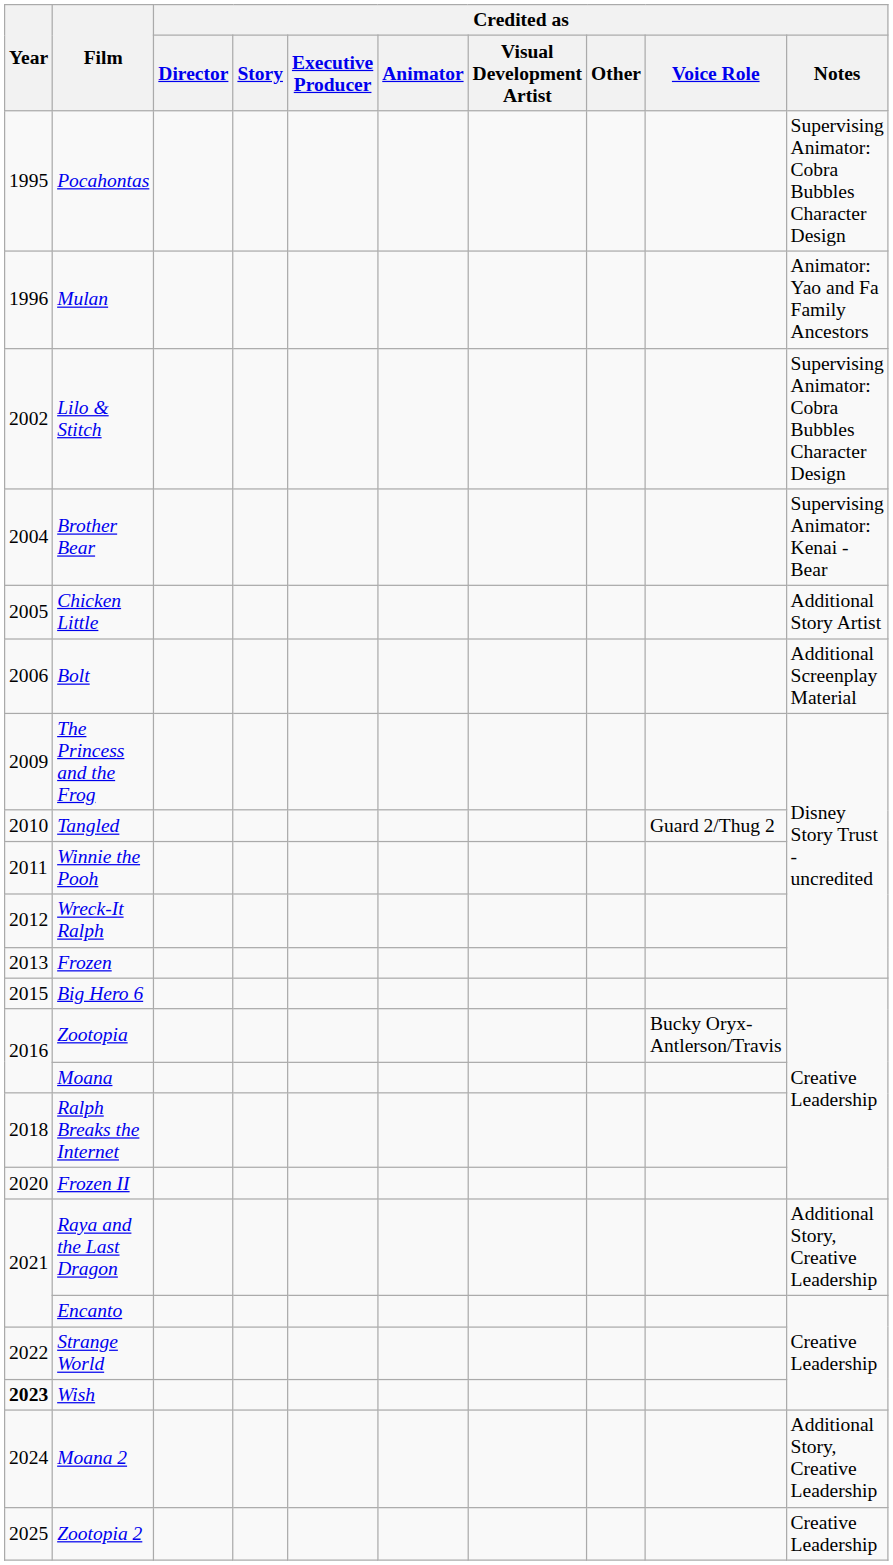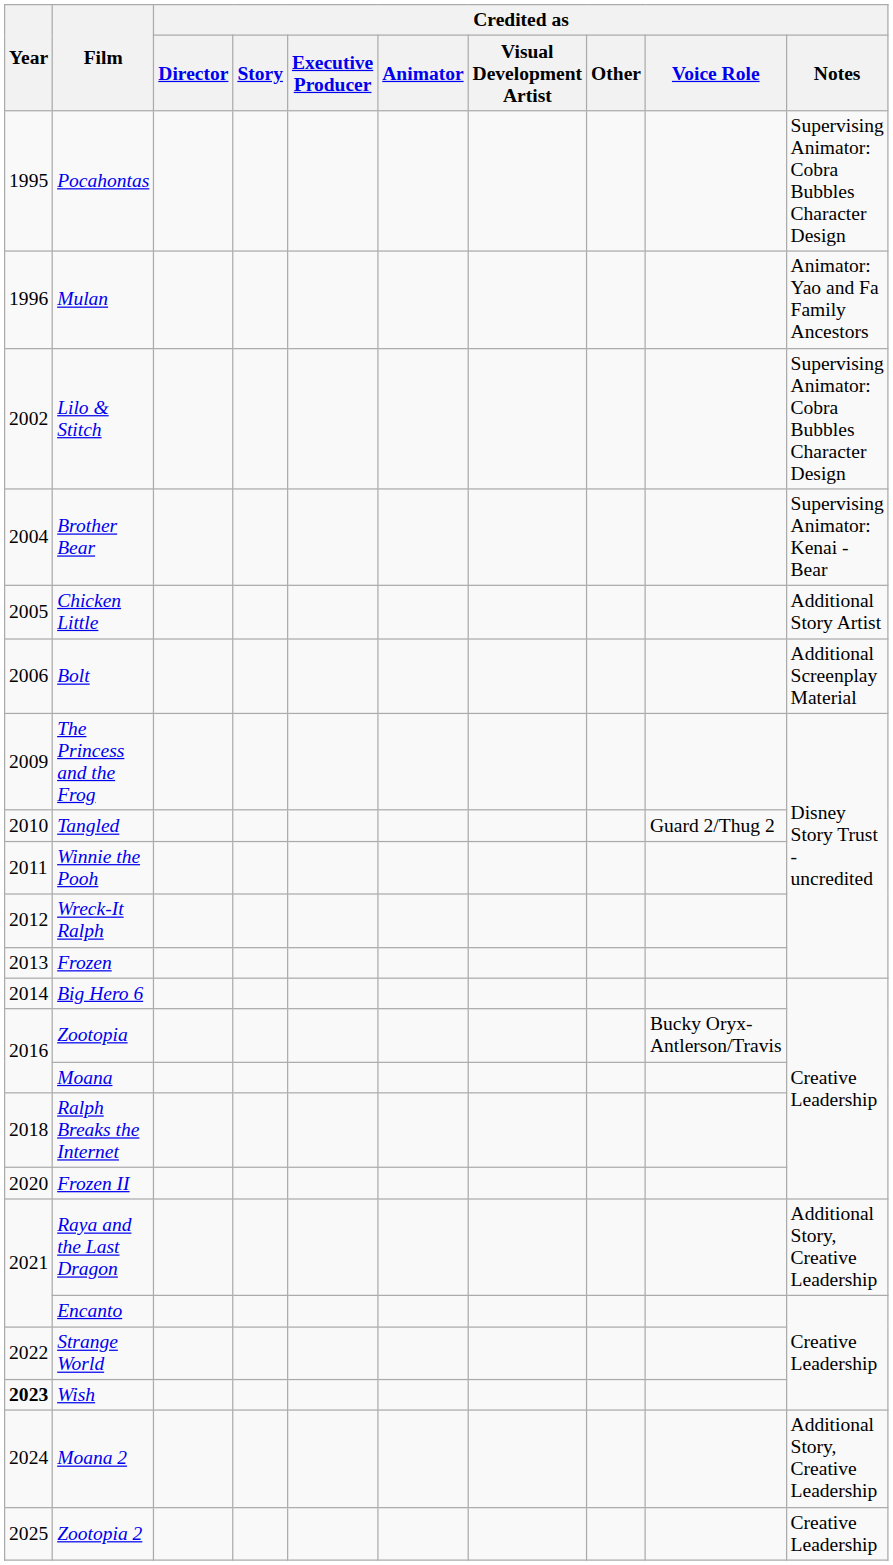(29, 993) 2015 -> (29, 993) 2014
